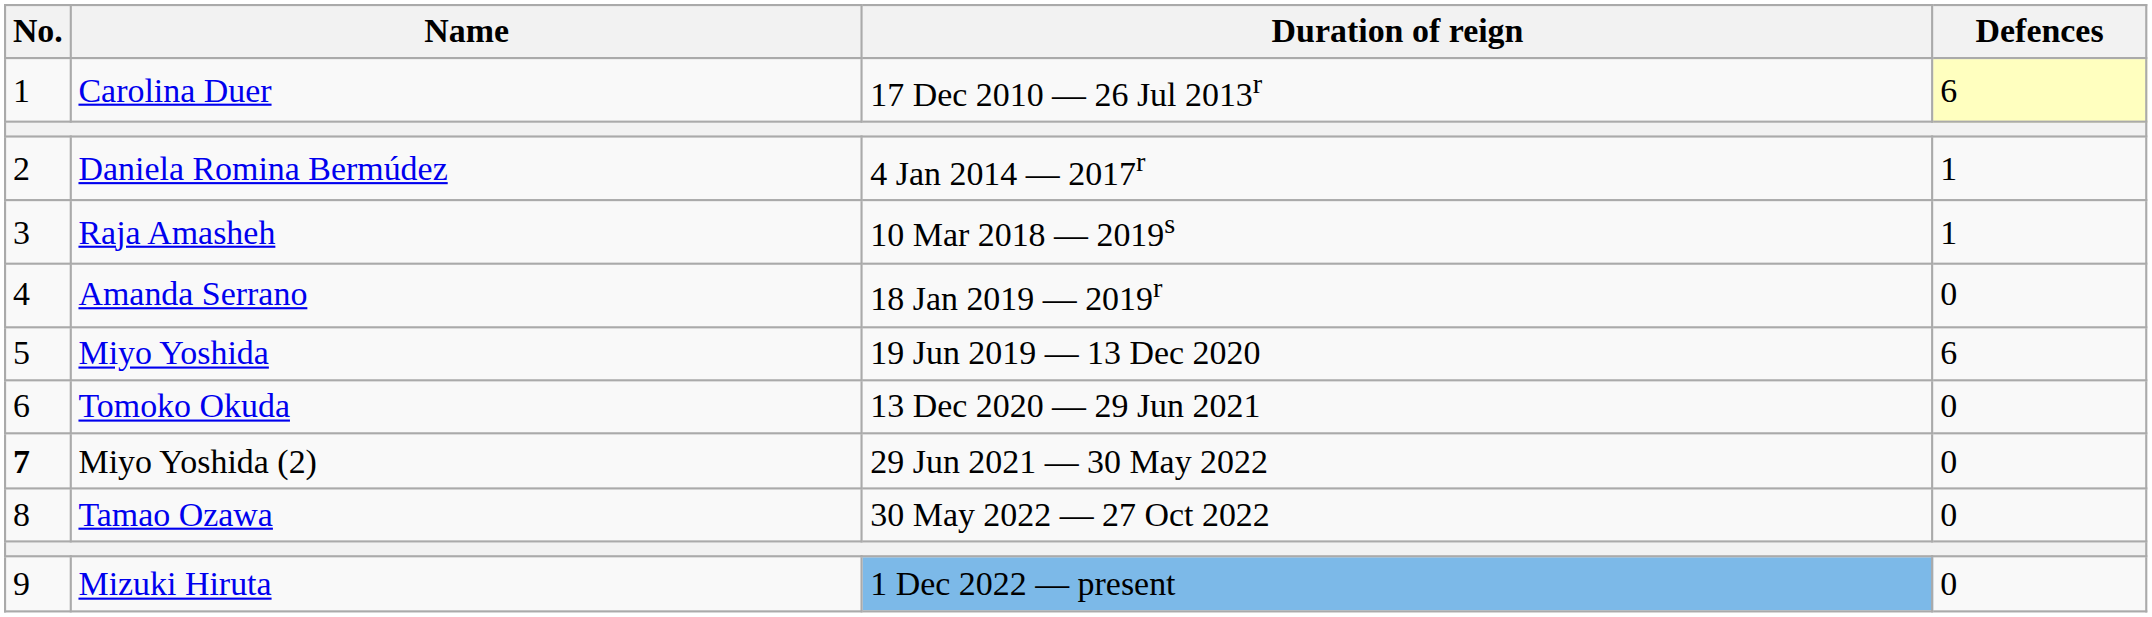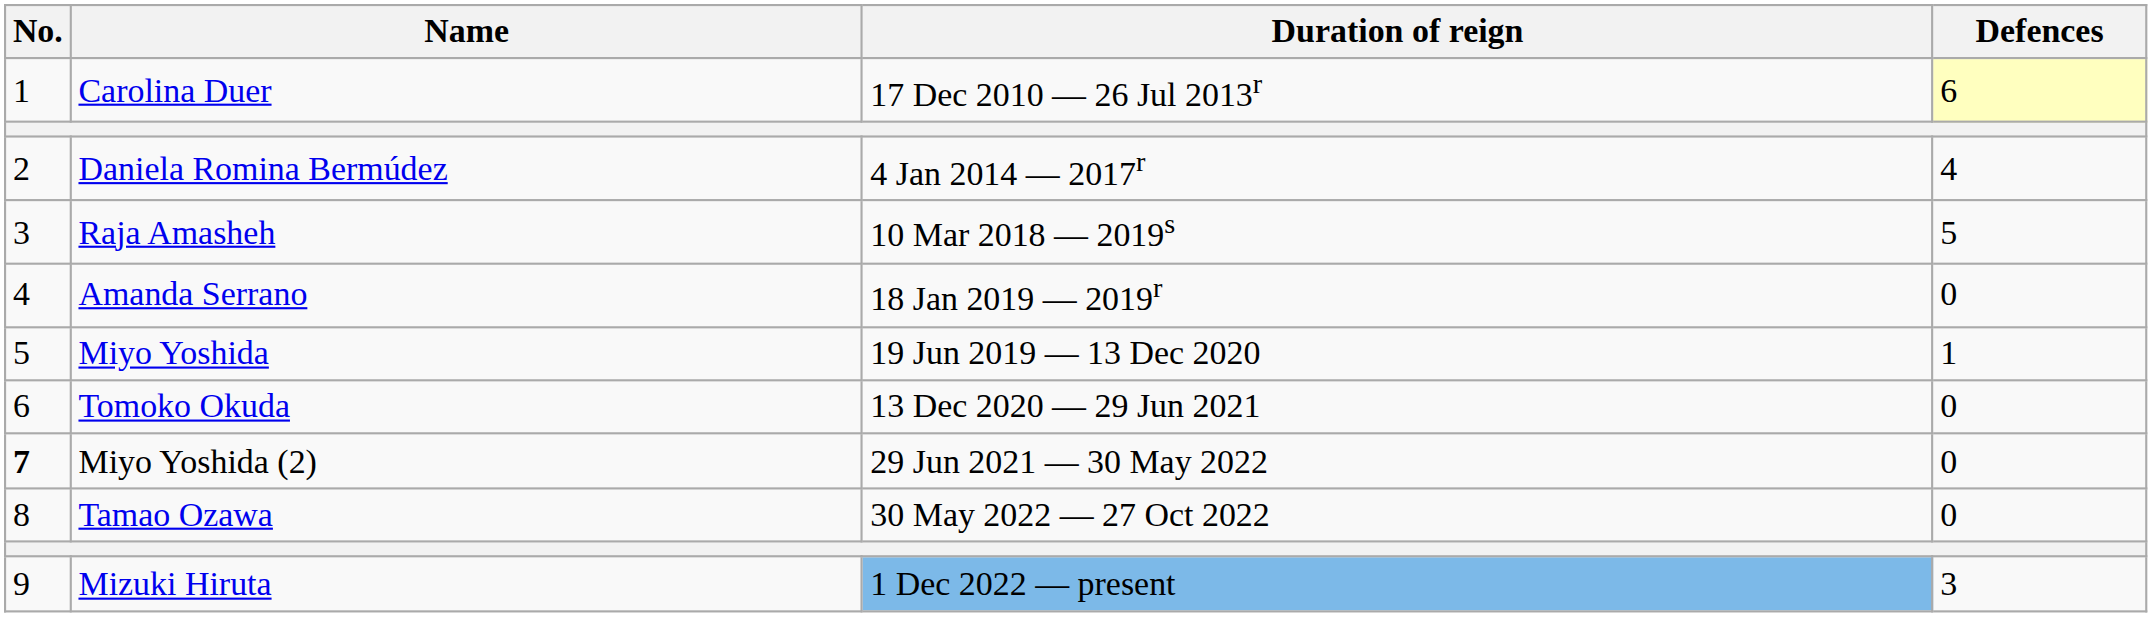(1949, 168) 1 -> (1949, 168) 4
(1949, 231) 1 -> (1949, 231) 5
(1949, 352) 6 -> (1949, 352) 1
(1949, 583) 0 -> (1949, 583) 3
